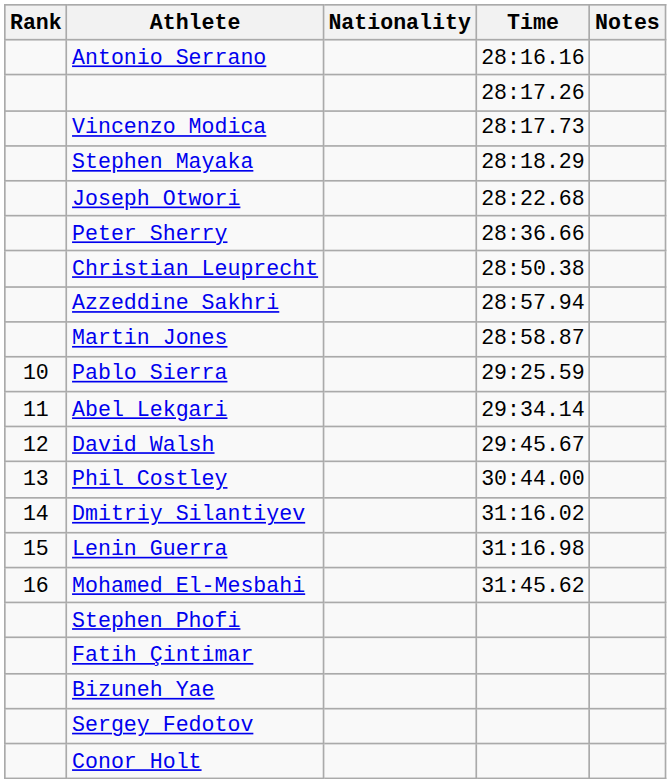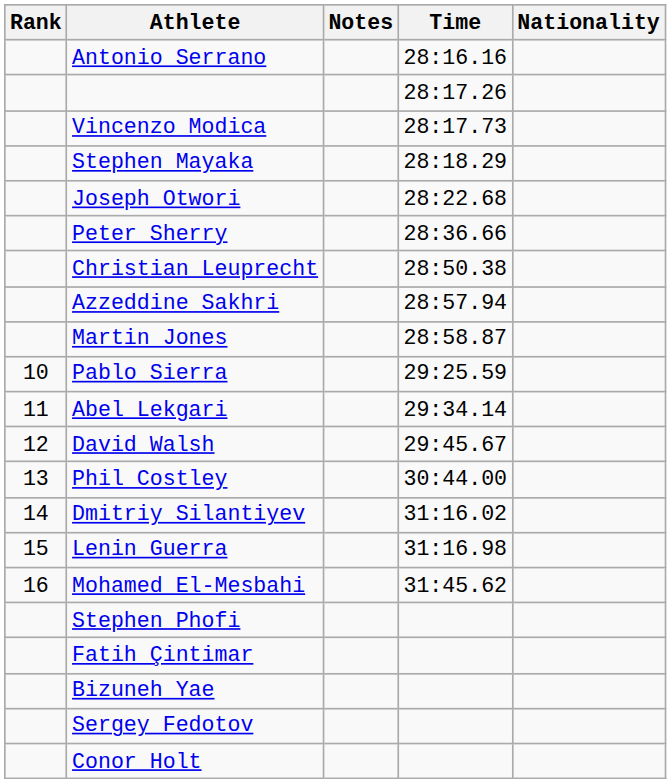columns swapped: (400, 22) <-> (627, 22)
